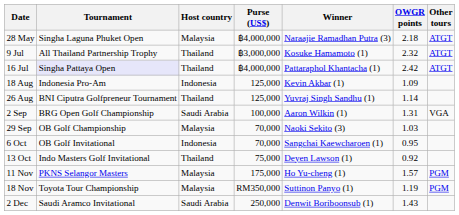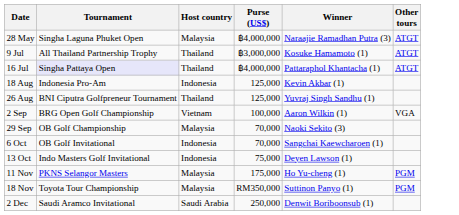- column: (410, 17)
(205, 113) Saudi Arabia -> (197, 113) Vietnam
(197, 158) Thailand -> (199, 158) Indonesia
